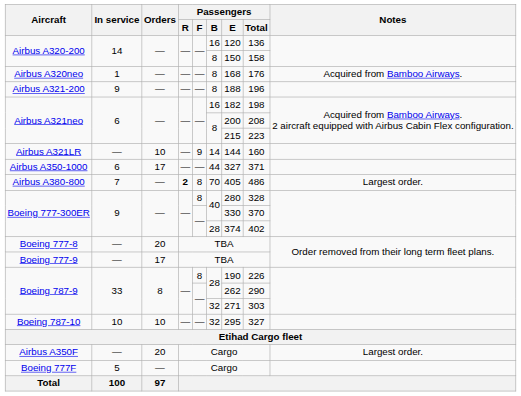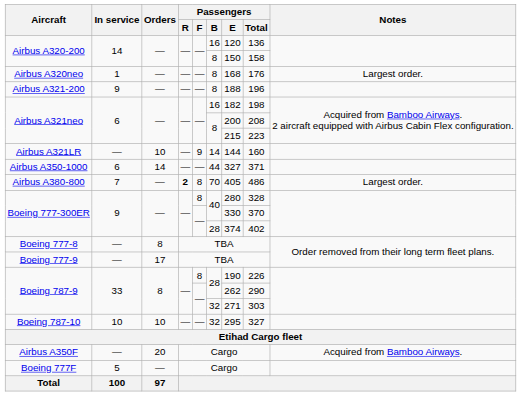(393, 74) Acquired from Bamboo Airways. -> (393, 74) Largest order.
(160, 167) 17 -> (160, 167) 14
(160, 244) 20 -> (160, 244) 8
(393, 352) Largest order. -> (393, 352) Acquired from Bamboo Airways.
